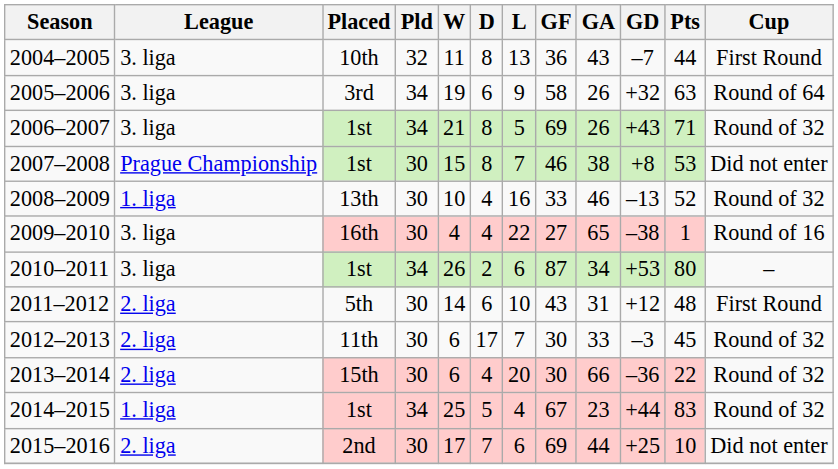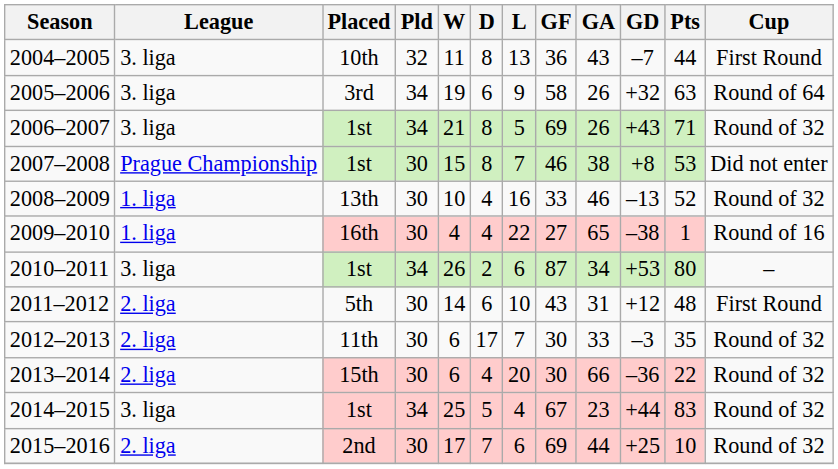(148, 233) 3. liga -> (148, 233) 1. liga
(685, 339) 45 -> (685, 339) 35
(148, 410) 1. liga -> (148, 410) 3. liga
(769, 445) Did not enter -> (769, 445) Round of 32
